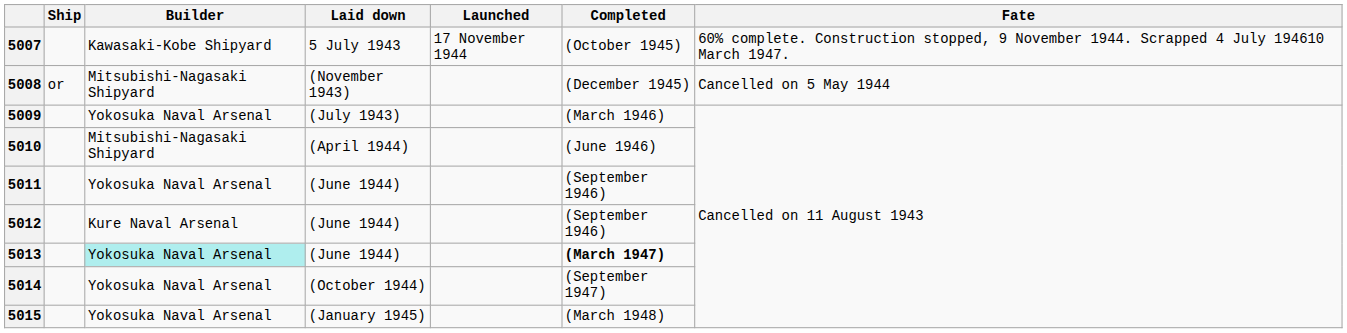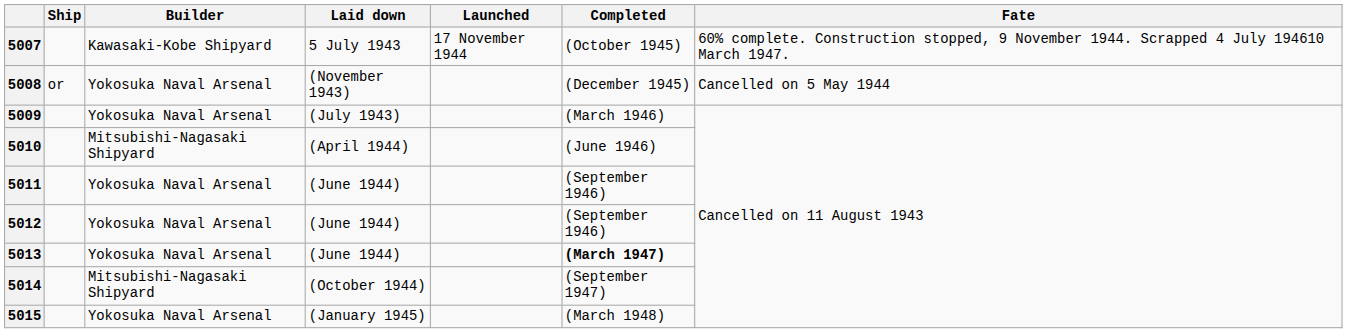(167, 85) Mitsubishi-Nagasaki Shipyard -> (180, 85) Yokosuka Naval Arsenal
(163, 224) Kure Naval Arsenal -> (180, 224) Yokosuka Naval Arsenal
(180, 255) paleturquoise background -> (180, 255) no background
(180, 286) Yokosuka Naval Arsenal -> (167, 286) Mitsubishi-Nagasaki Shipyard
